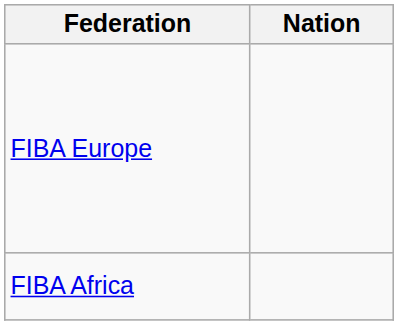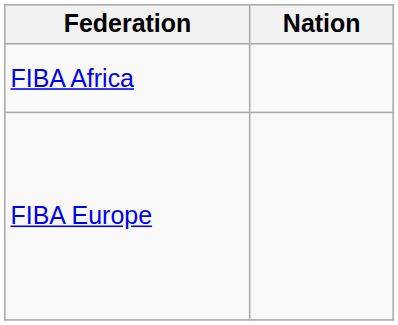rows swapped: (72, 285) <-> (81, 148)
